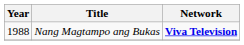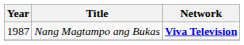(18, 31) 1988 -> (18, 31) 1987
